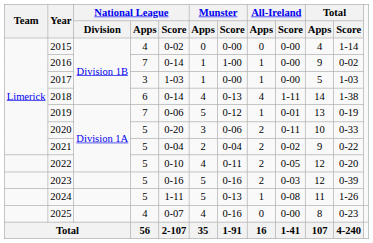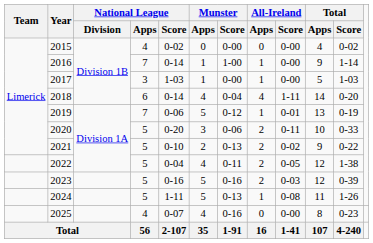(349, 46) 1-14 -> (349, 46) 0-02
(349, 63) 0-02 -> (349, 63) 1-14
(232, 96) 0-13 -> (232, 96) 0-04
(349, 96) 1-38 -> (349, 96) 0-20
(174, 146) 0-04 -> (174, 146) 0-10
(232, 146) 0-04 -> (232, 146) 0-13
(174, 163) 0-10 -> (174, 163) 0-04
(349, 163) 0-20 -> (349, 163) 1-38
